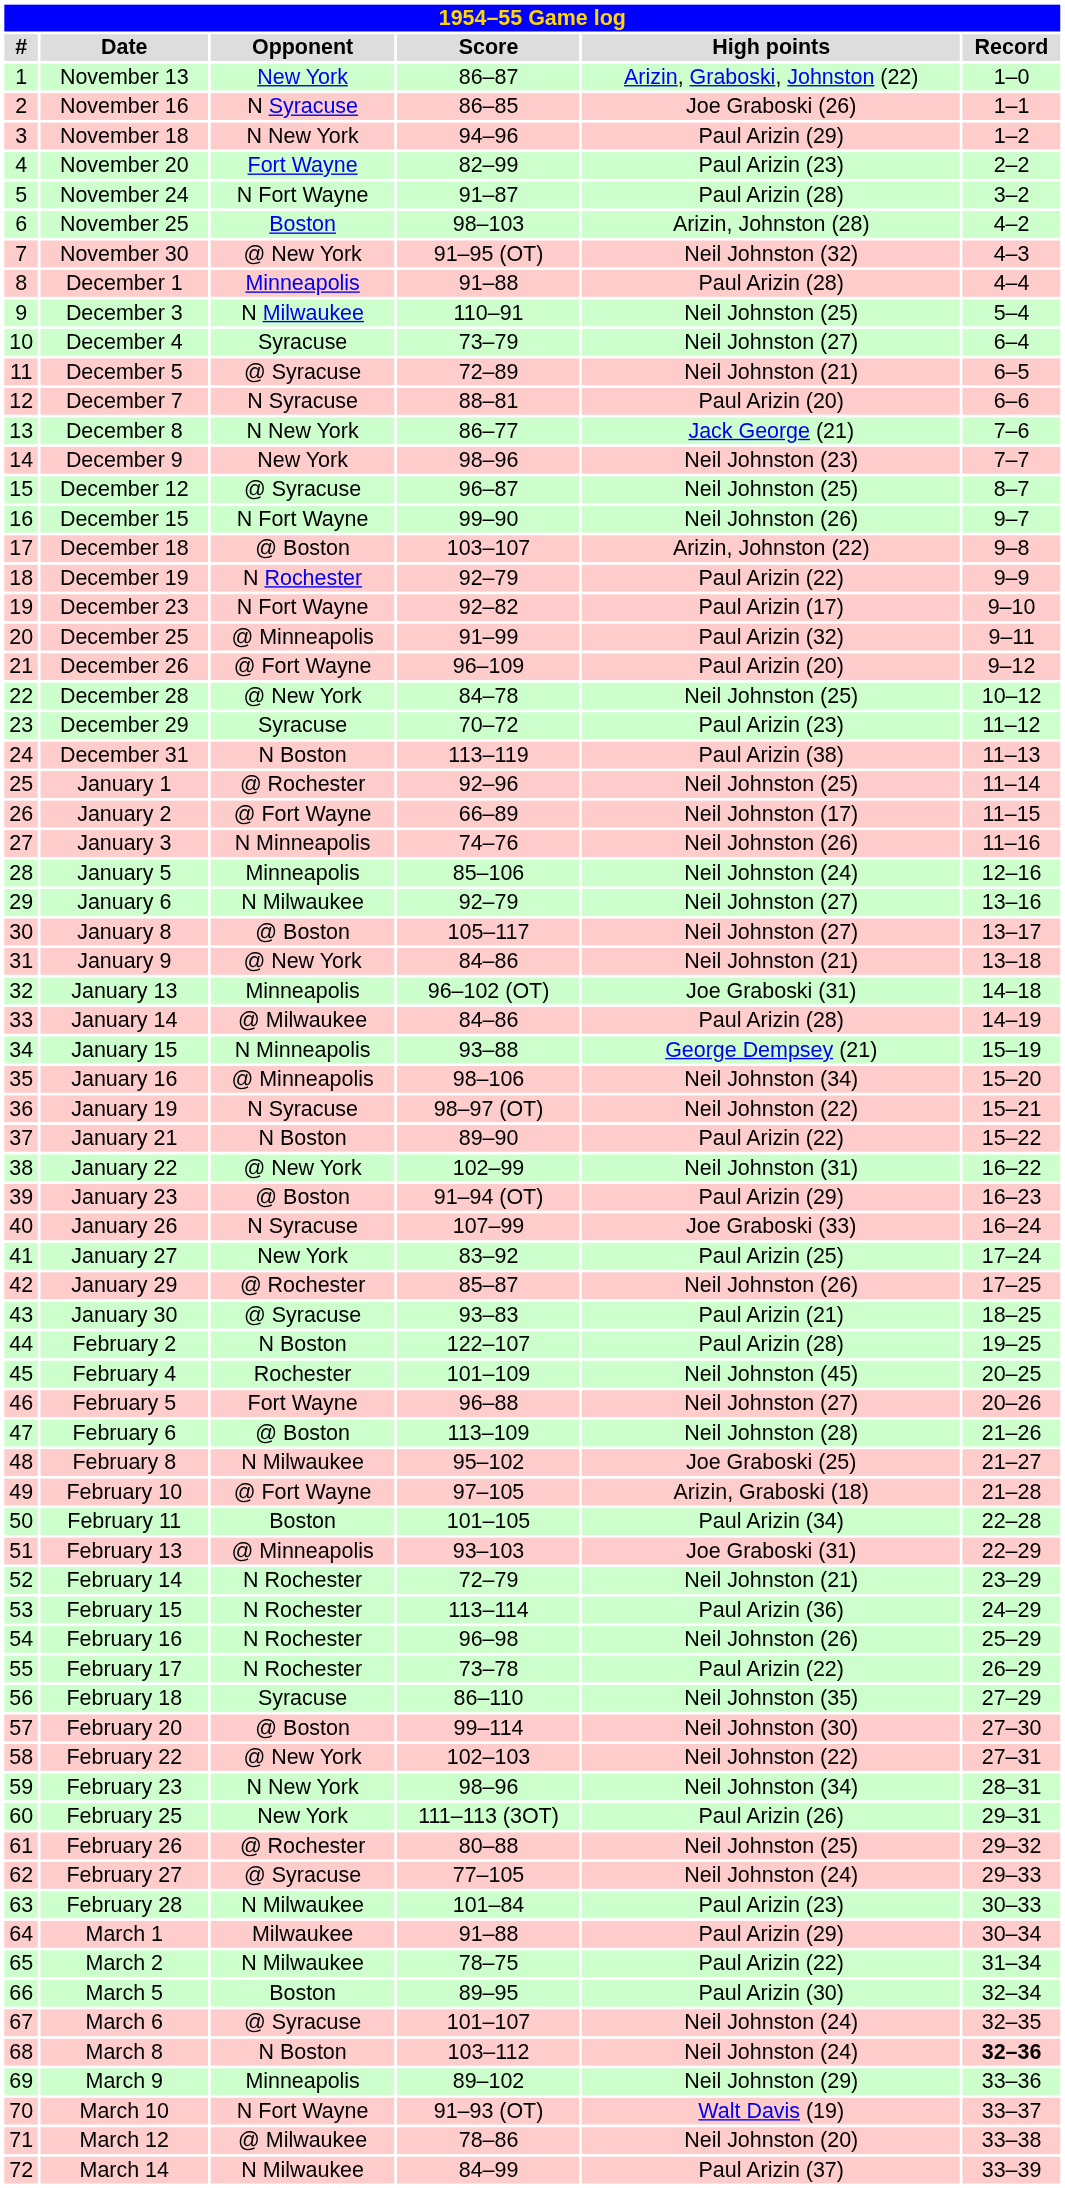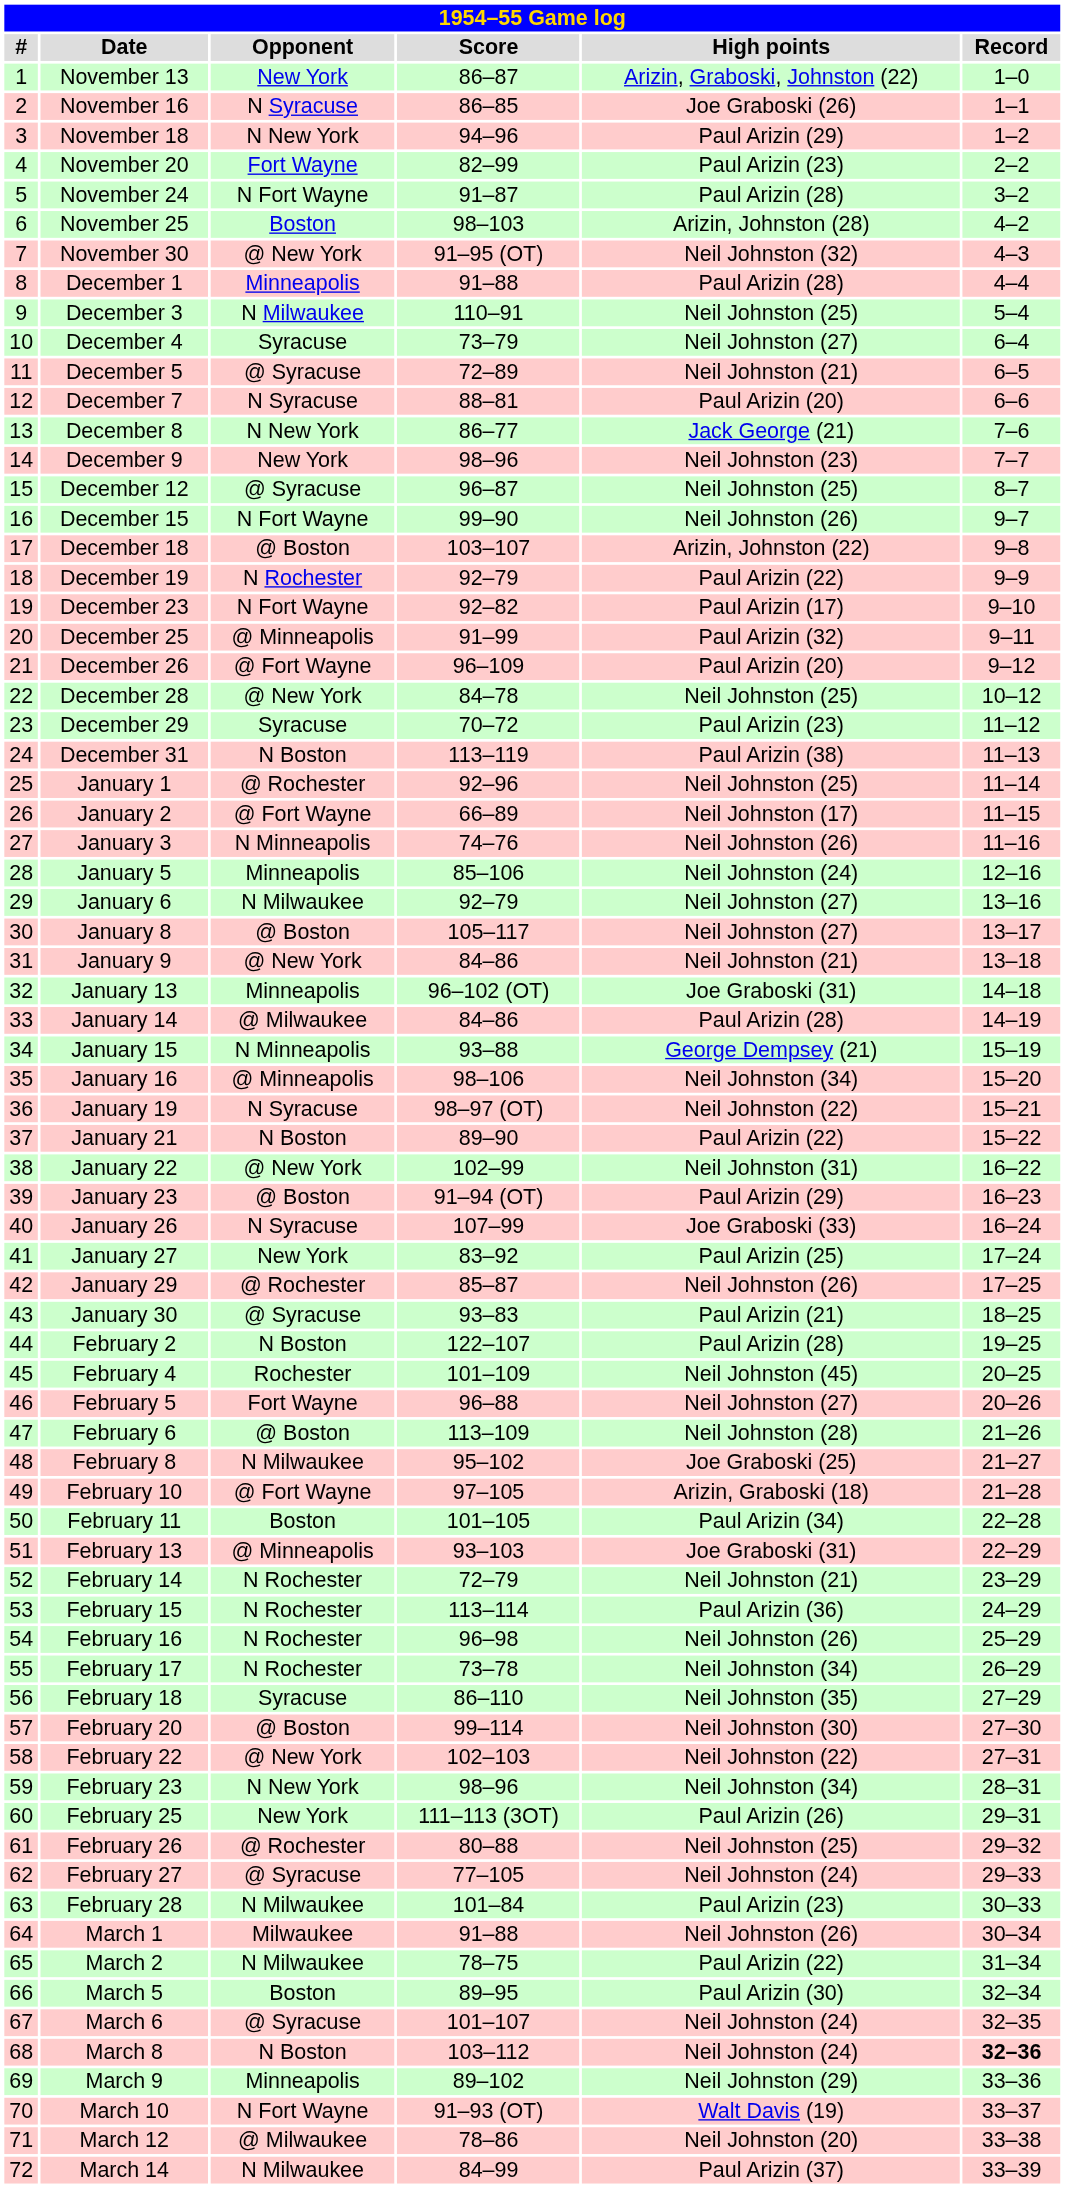(771, 1668) Paul Arizin (22) -> (771, 1668) Neil Johnston (34)
(771, 1934) Paul Arizin (29) -> (771, 1934) Neil Johnston (26)
